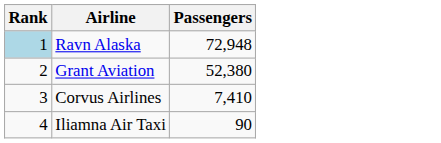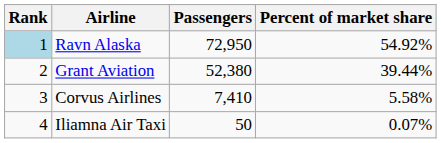+ column: (346, 17)
(229, 44) 72,948 -> (229, 44) 72,950
(244, 124) 90 -> (244, 124) 50
